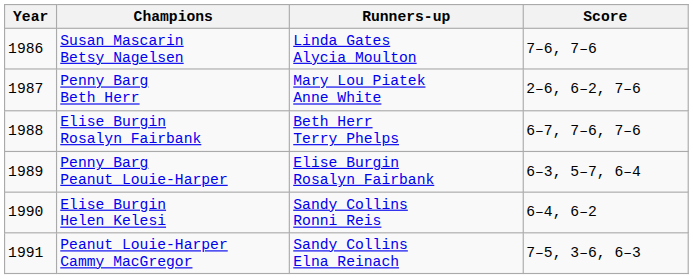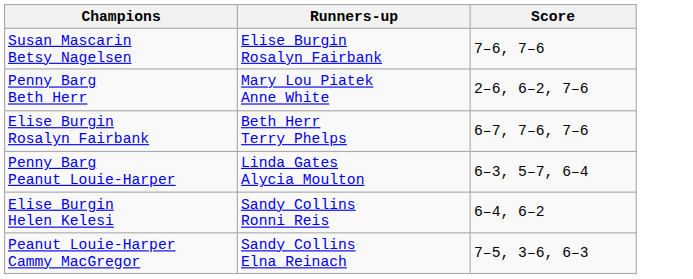- column: (31, 17)
(355, 49) Linda Gates Alycia Moulton -> (312, 49) Elise Burgin Rosalyn Fairbank
(364, 172) Elise Burgin Rosalyn Fairbank -> (303, 172) Linda Gates Alycia Moulton
